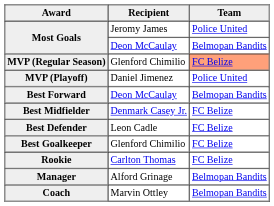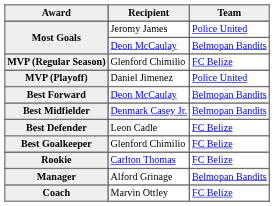(212, 62) lightsalmon background -> (212, 62) no background
(212, 111) FC Belize -> (229, 111) Belmopan Bandits
(229, 193) Belmopan Bandits -> (212, 193) FC Belize
